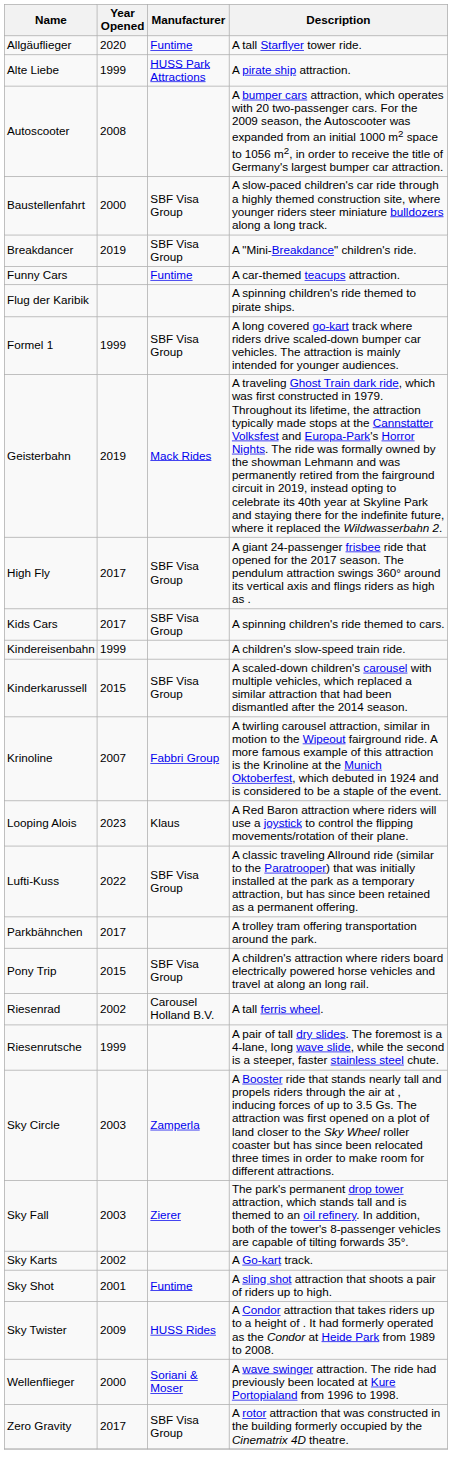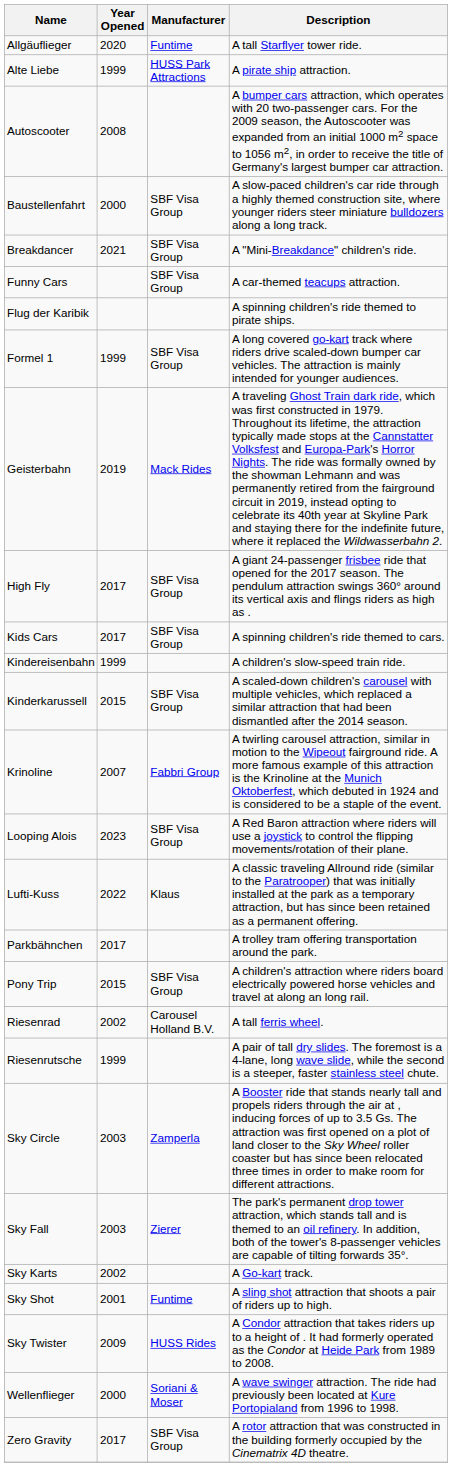(113, 250) 2019 -> (113, 250) 2021
(171, 275) Funtime -> (175, 282) SBF Visa Group
(165, 823) Klaus -> (175, 836) SBF Visa Group
(175, 881) SBF Visa Group -> (165, 894) Klaus
